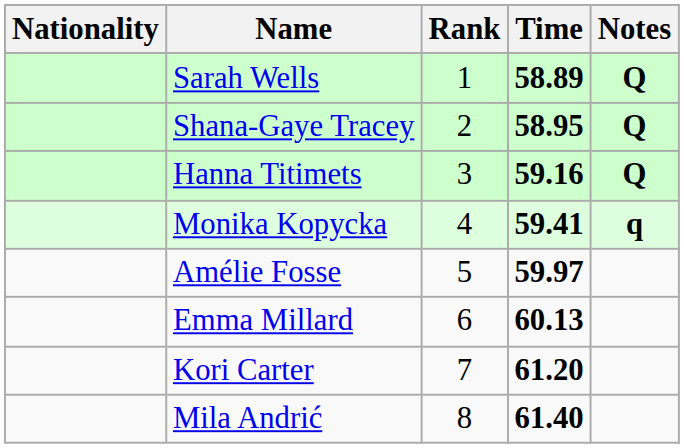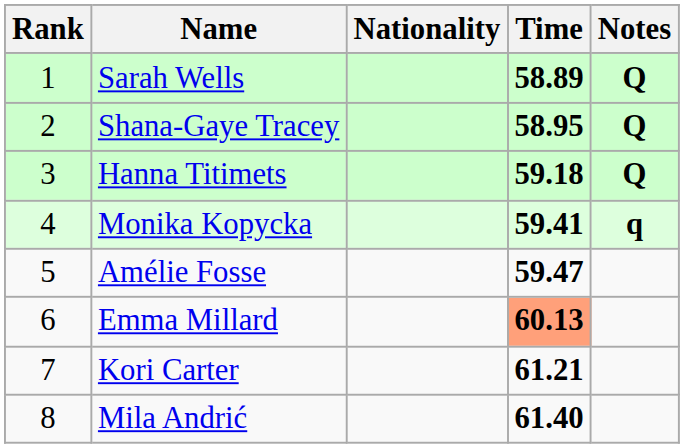columns swapped: (464, 28) <-> (85, 28)
(549, 175) 59.16 -> (549, 175) 59.18
(549, 272) 59.97 -> (549, 272) 59.47
(549, 321) no background -> (549, 321) lightsalmon background
(549, 369) 61.20 -> (549, 369) 61.21
